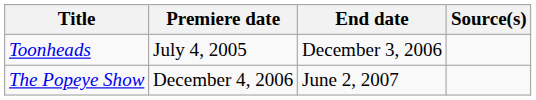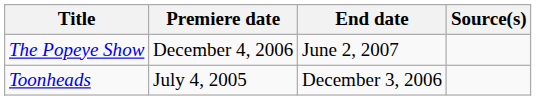rows swapped: (50, 49) <-> (77, 79)
